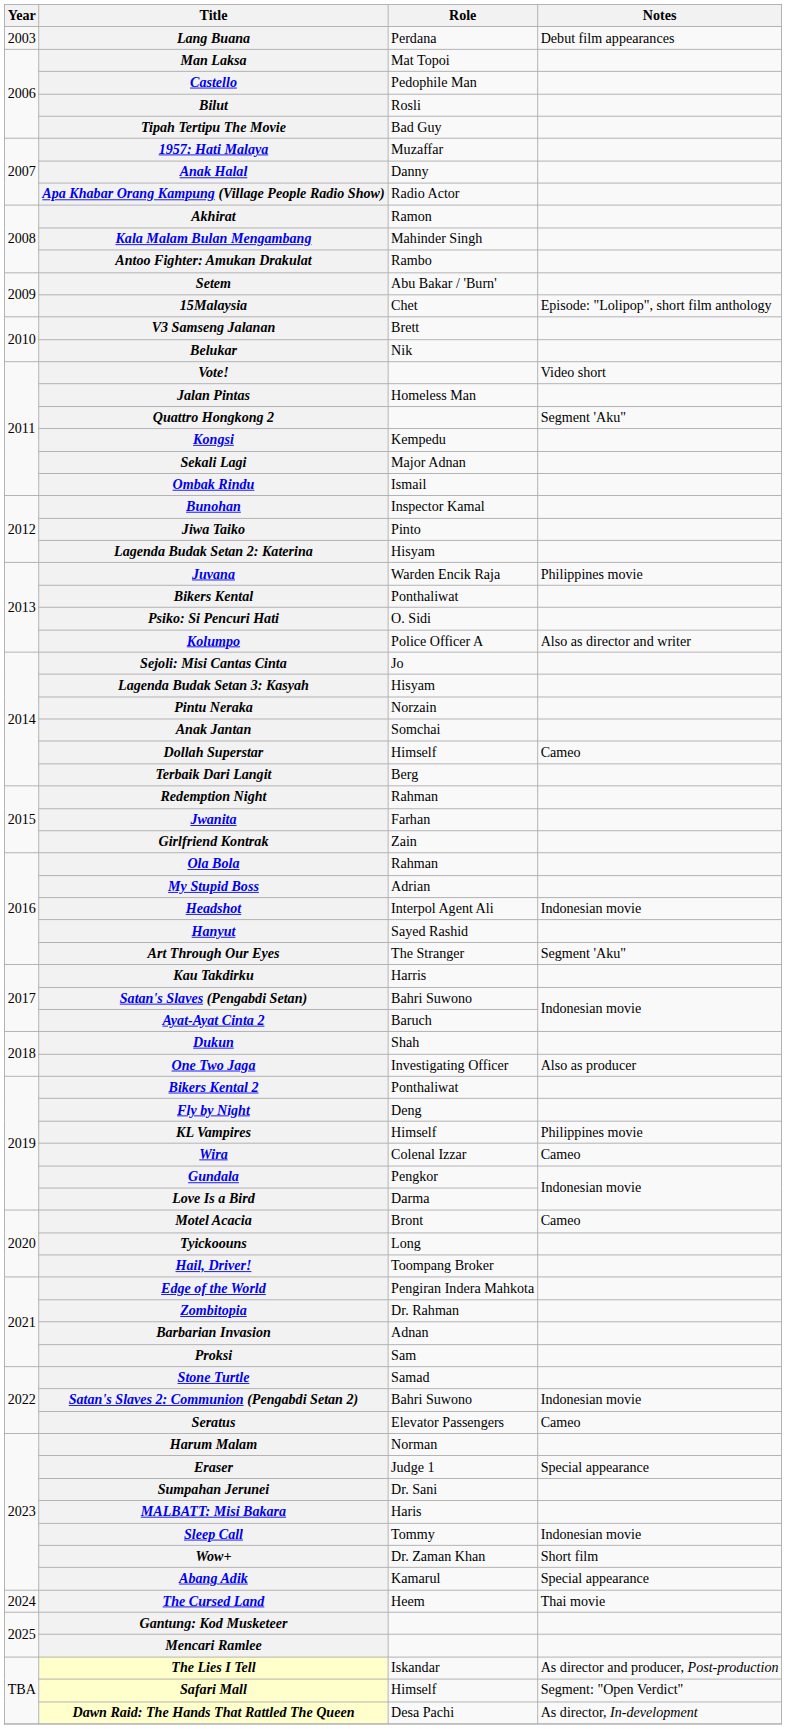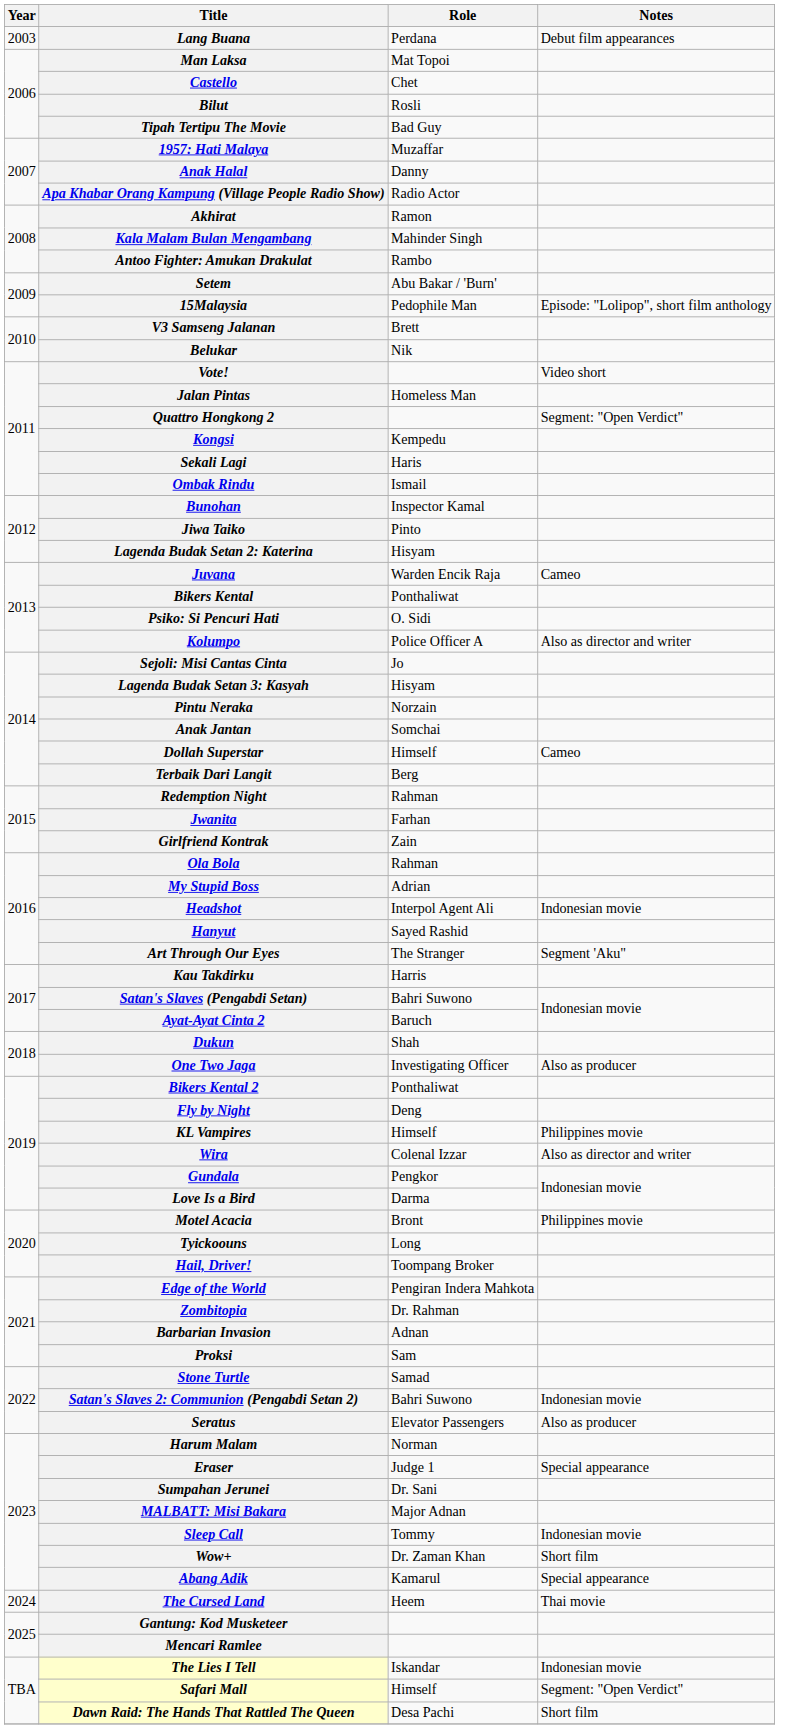(434, 82) Pedophile Man -> (404, 82) Chet
(404, 305) Chet -> (434, 305) Pedophile Man
(583, 417) Segment 'Aku" -> (612, 417) Segment: "Open Verdict"
(428, 462) Major Adnan -> (406, 462) Haris
(592, 573) Philippines movie -> (561, 573) Cameo
(561, 1154) Cameo -> (616, 1154) Also as director and writer
(561, 1221) Cameo -> (592, 1221) Philippines movie
(561, 1422) Cameo -> (588, 1422) Also as producer
(406, 1511) Haris -> (428, 1511) Major Adnan
(660, 1668) As director and producer, Post-production -> (591, 1668) Indonesian movie
(619, 1712) As director, In-development -> (569, 1712) Short film
